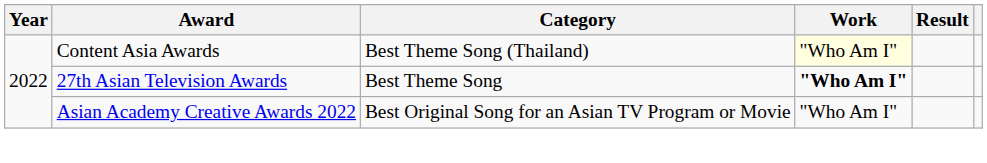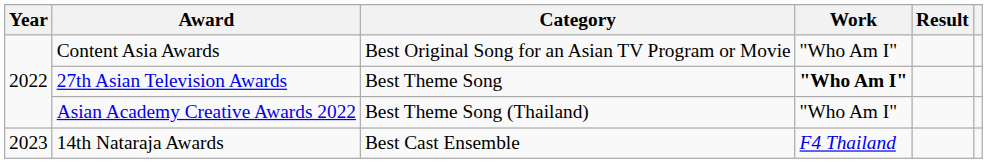(477, 50) Best Theme Song (Thailand) -> (578, 50) Best Original Song for an Asian TV Program or Movie
(848, 50) lightyellow background -> (848, 50) no background
(578, 111) Best Original Song for an Asian TV Program or Movie -> (477, 111) Best Theme Song (Thailand)
+ row: (140, 142)
